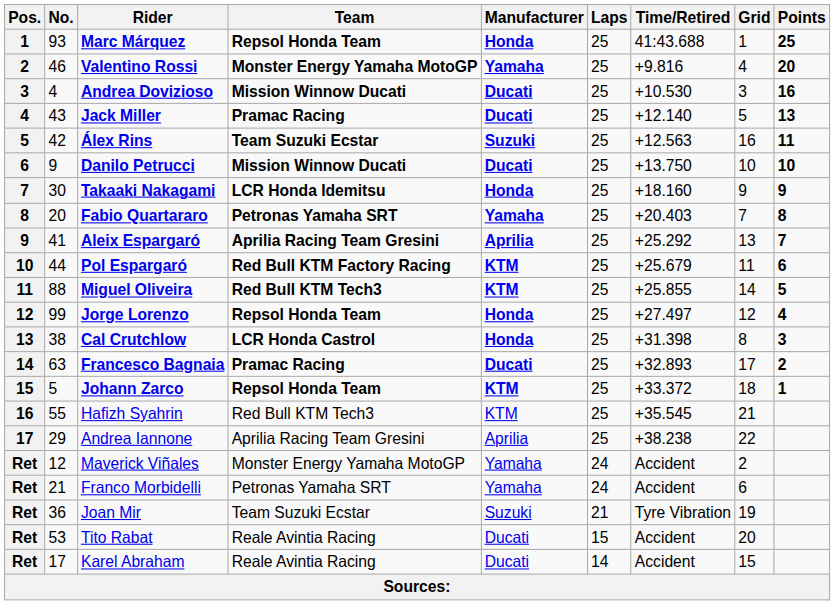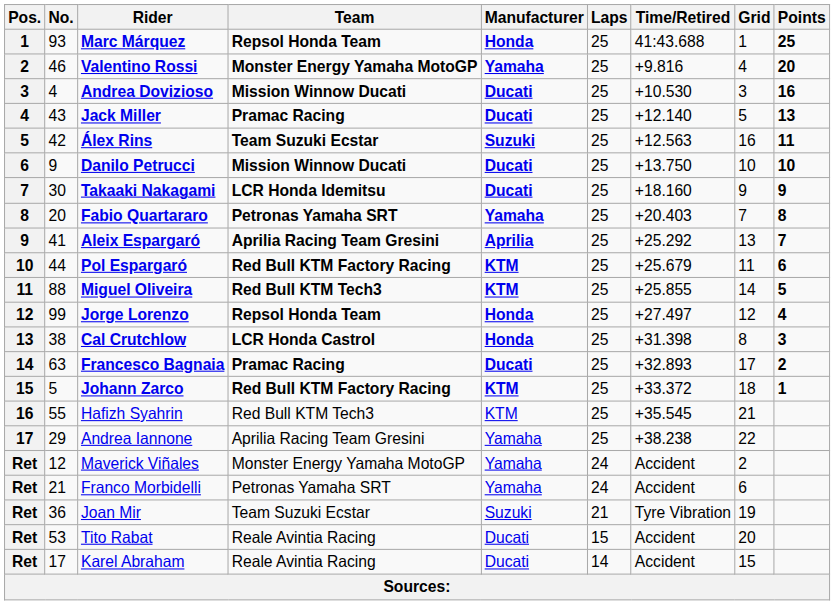(509, 191) Honda -> (509, 191) Ducati
(306, 389) Repsol Honda Team -> (341, 389) Red Bull KTM Factory Racing
(506, 438) Aprilia -> (513, 438) Yamaha
